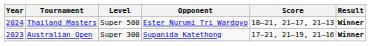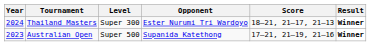(120, 22) Super 500 -> (120, 22) Super 300
(120, 34) Super 300 -> (120, 34) Super 500
